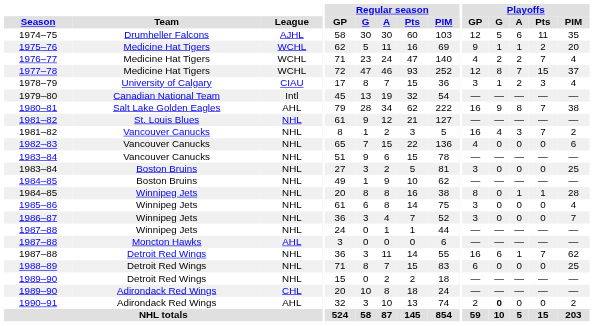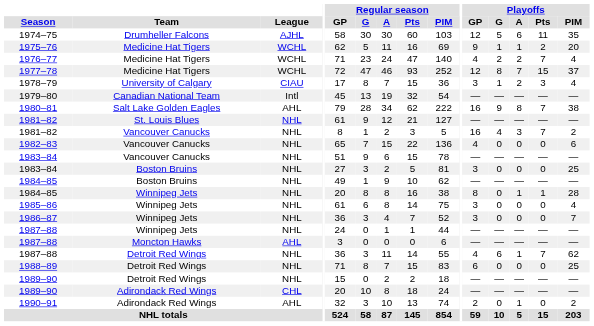(475, 254) 16 -> (475, 254) 4
(499, 303) bold -> (499, 303) normal
(519, 303) 0 -> (519, 303) 1
